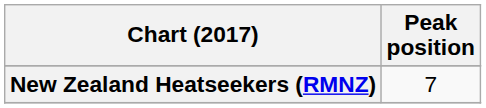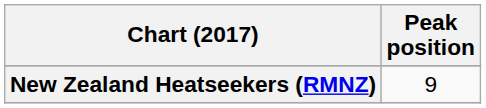(431, 84) 7 -> (431, 84) 9
